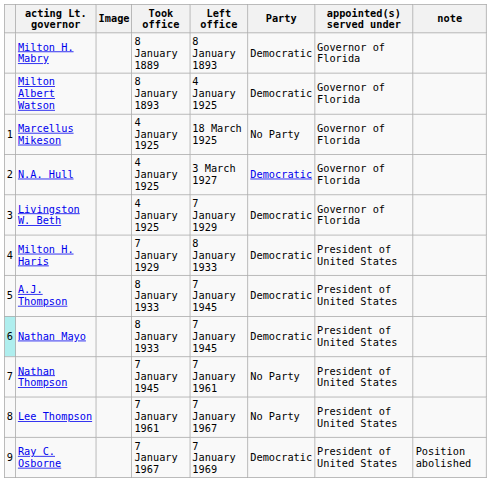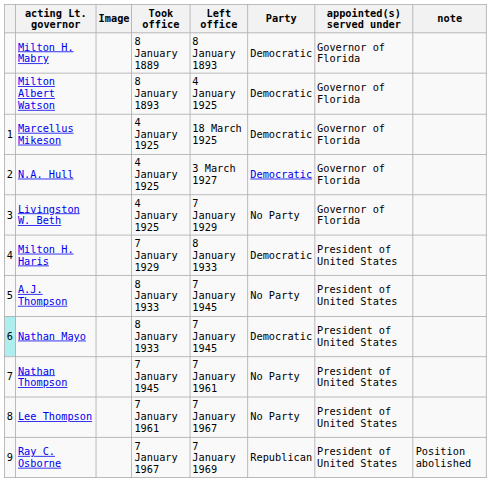(275, 134) No Party -> (281, 134) Democratic
(281, 215) Democratic -> (275, 215) No Party
(281, 296) Democratic -> (275, 296) No Party
(281, 458) Democratic -> (281, 458) Republican
